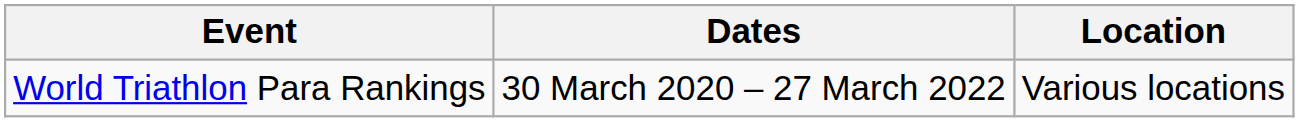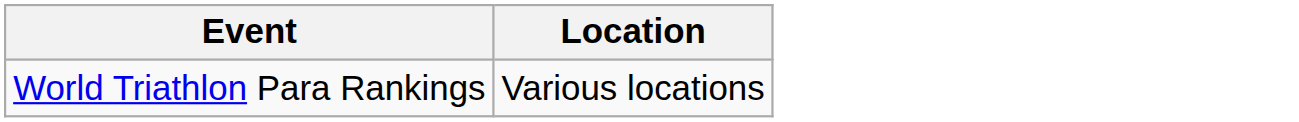- column: (754, 32)
